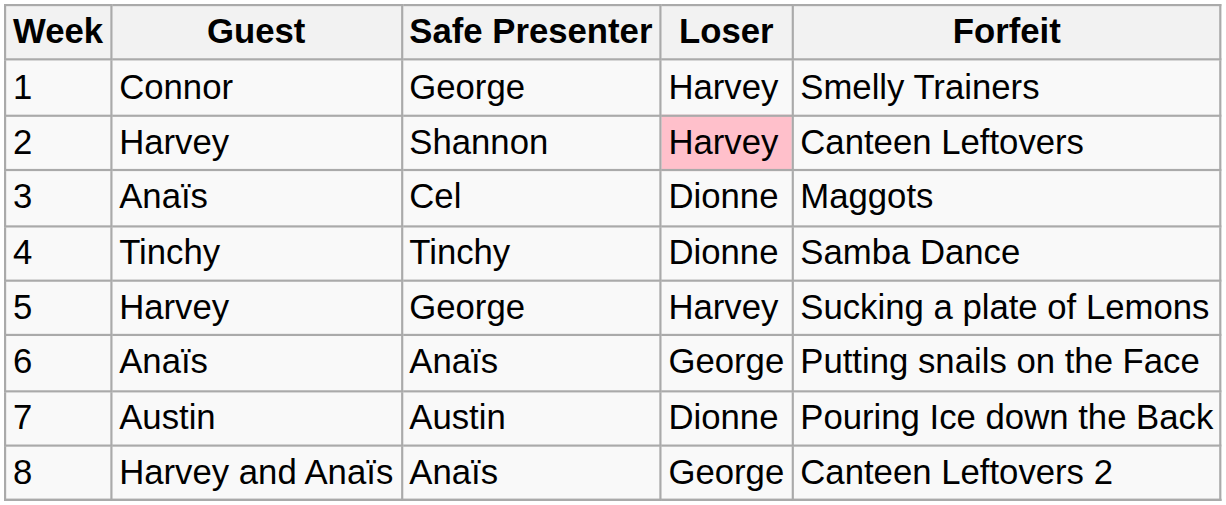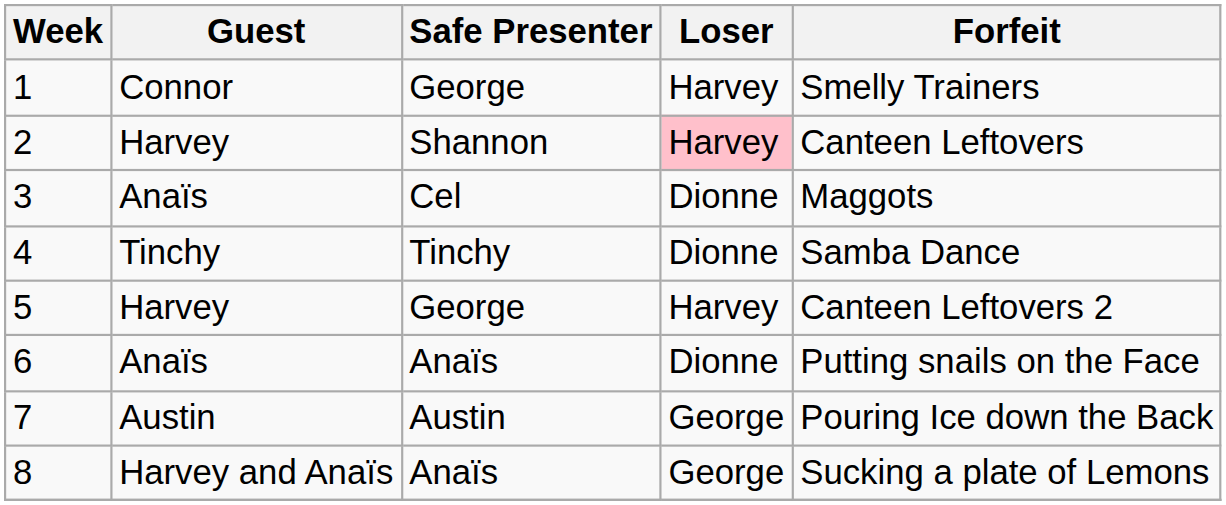(1005, 307) Sucking a plate of Lemons -> (957, 307) Canteen Leftovers 2
(726, 362) George -> (723, 362) Dionne
(723, 417) Dionne -> (726, 417) George
(957, 472) Canteen Leftovers 2 -> (1005, 472) Sucking a plate of Lemons
